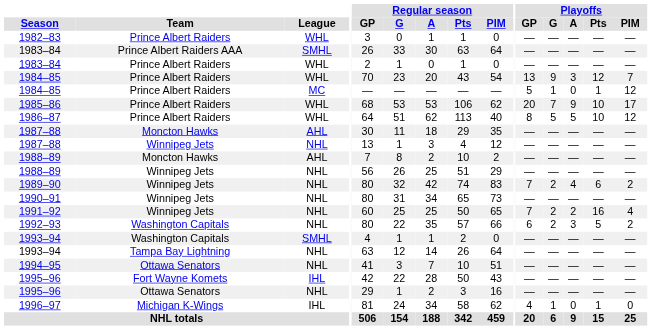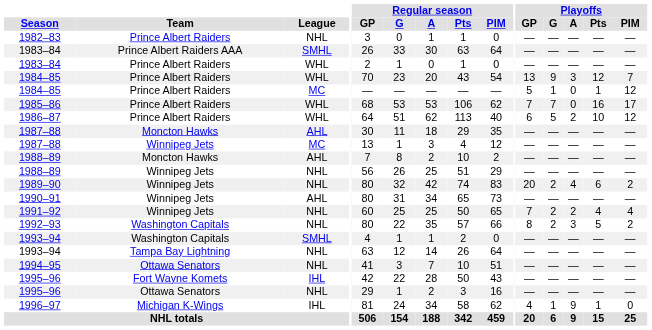(317, 37) WHL -> (317, 37) NHL
(529, 104) 20 -> (529, 104) 7
(573, 104) 9 -> (573, 104) 0
(598, 104) 10 -> (598, 104) 16
(529, 118) 8 -> (529, 118) 6
(573, 118) 5 -> (573, 118) 2
(317, 144) NHL -> (317, 144) MC
(529, 185) 7 -> (529, 185) 20
(317, 198) NHL -> (317, 198) AHL
(598, 211) 16 -> (598, 211) 4
(529, 225) 6 -> (529, 225) 8
(573, 305) 0 -> (573, 305) 9
